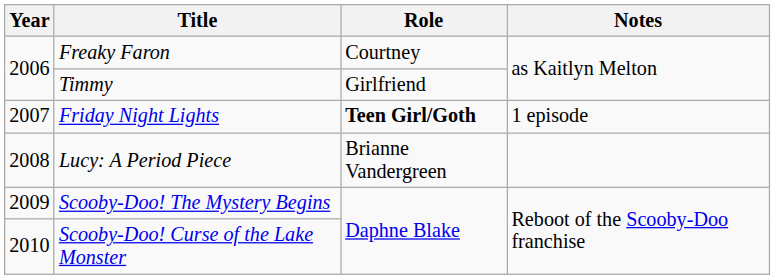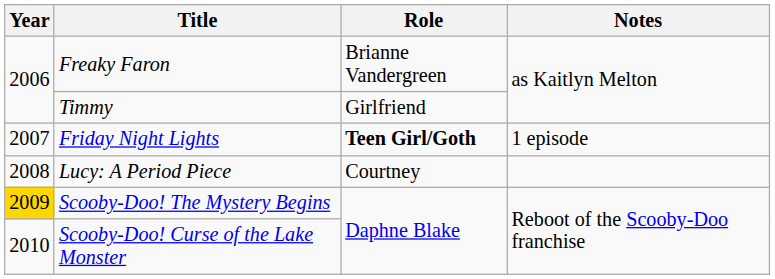(383, 52) Courtney -> (396, 63) Brianne Vandergreen
(396, 159) Brianne Vandergreen -> (383, 171) Courtney
(29, 203) no background -> (29, 203) gold background
